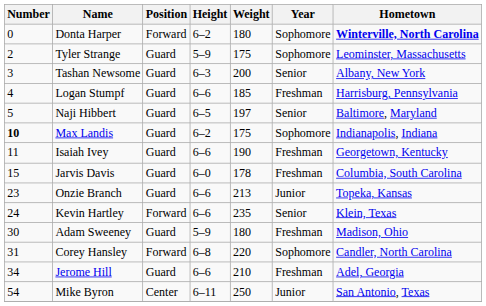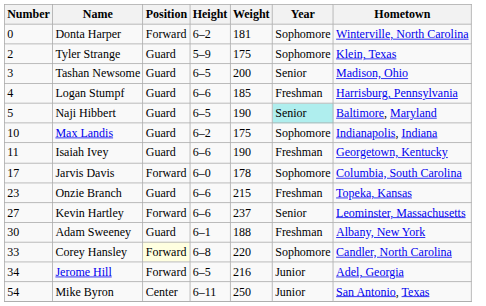(242, 34) 180 -> (242, 34) 181
(407, 34) bold -> (402, 34) normal
(401, 54) Leominster, Massachusetts -> (366, 54) Klein, Texas
(202, 73) 6–3 -> (202, 73) 6–5
(381, 73) Albany, New York -> (372, 73) Madison, Ohio
(242, 113) 197 -> (242, 113) 190
(291, 113) no background -> (291, 113) paleturquoise background
(13, 133) bold -> (13, 133) normal
(13, 172) 15 -> (13, 172) 17
(161, 172) Guard -> (166, 172) Forward
(299, 172) Freshman -> (303, 172) Sophomore
(242, 192) 213 -> (242, 192) 215
(290, 192) Junior -> (299, 192) Freshman
(13, 212) 24 -> (13, 212) 27
(242, 212) 235 -> (242, 212) 237
(366, 212) Klein, Texas -> (401, 212) Leominster, Massachusetts
(202, 232) 5–9 -> (202, 232) 6–1
(242, 232) 180 -> (242, 232) 188
(372, 232) Madison, Ohio -> (381, 232) Albany, New York
(13, 252) 31 -> (13, 252) 33
(166, 252) no background -> (166, 252) lightyellow background
(161, 271) Guard -> (166, 271) Forward
(202, 271) 6–6 -> (202, 271) 6–5
(242, 271) 210 -> (242, 271) 216
(299, 271) Freshman -> (290, 271) Junior
